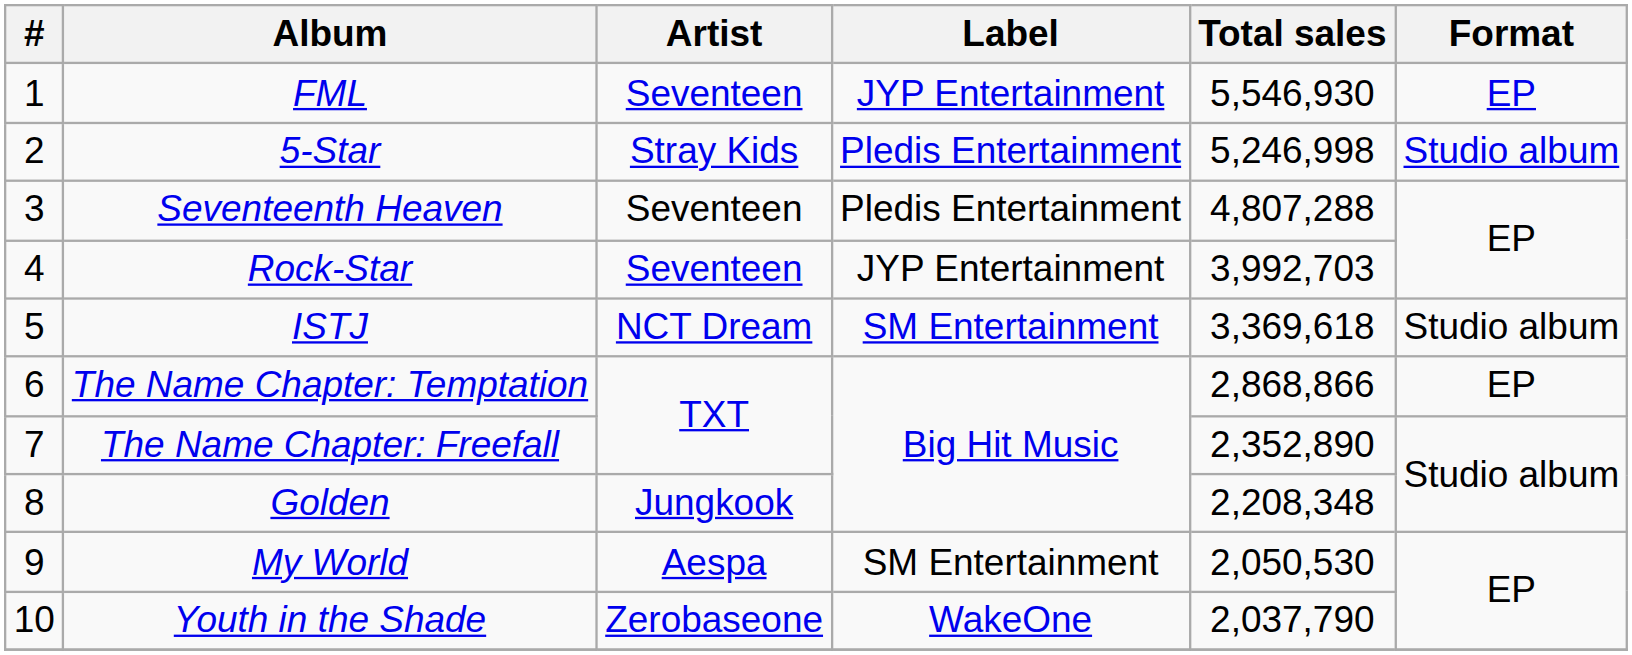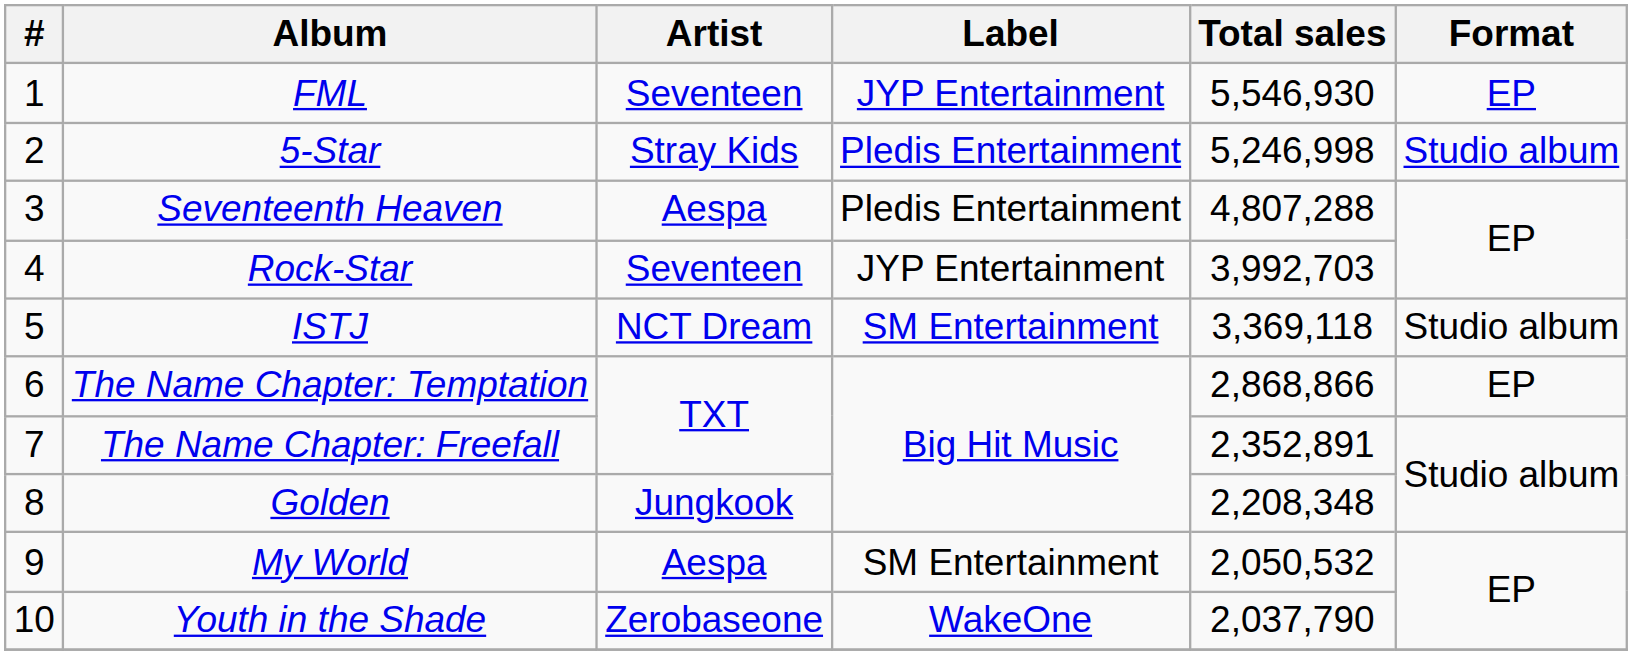(714, 209) Seventeen -> (714, 209) Aespa
(1292, 326) 3,369,618 -> (1292, 326) 3,369,118
(1292, 444) 2,352,890 -> (1292, 444) 2,352,891
(1292, 561) 2,050,530 -> (1292, 561) 2,050,532
